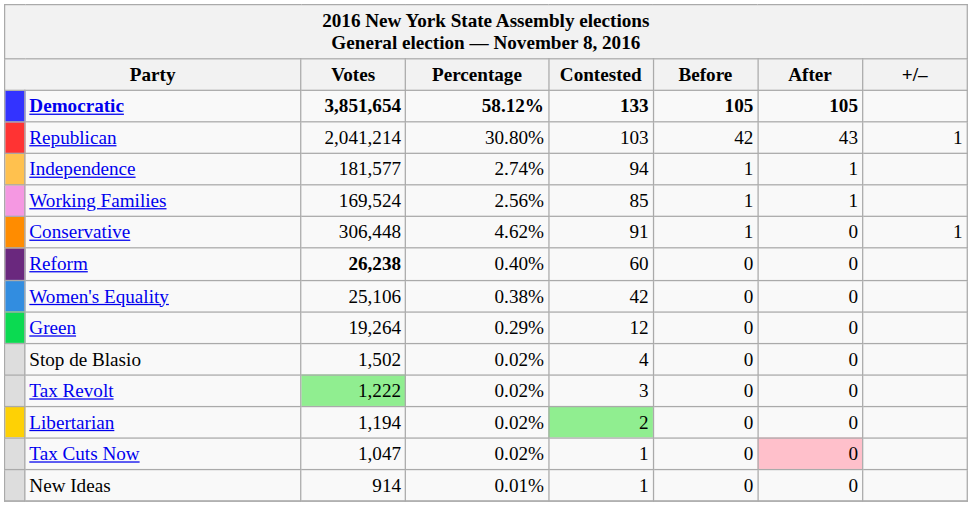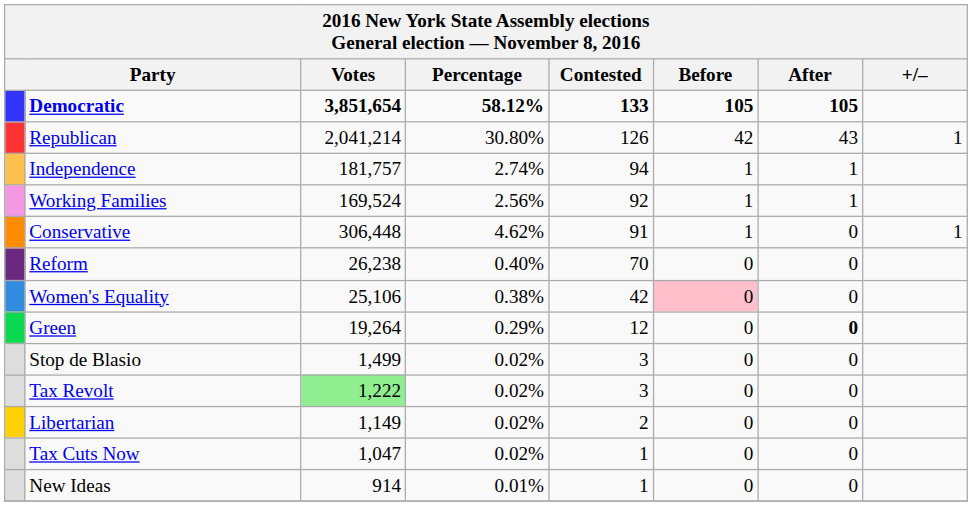(634, 137) 103 -> (634, 137) 126
(370, 169) 181,577 -> (370, 169) 181,757
(639, 201) 85 -> (639, 201) 92
(375, 264) bold -> (375, 264) normal
(639, 264) 60 -> (639, 264) 70
(749, 295) no background -> (749, 295) pink background
(853, 327) normal -> (853, 327) bold
(379, 358) 1,502 -> (379, 358) 1,499
(644, 358) 4 -> (644, 358) 3
(379, 422) 1,194 -> (379, 422) 1,149
(644, 422) lightgreen background -> (644, 422) no background
(853, 453) pink background -> (853, 453) no background
